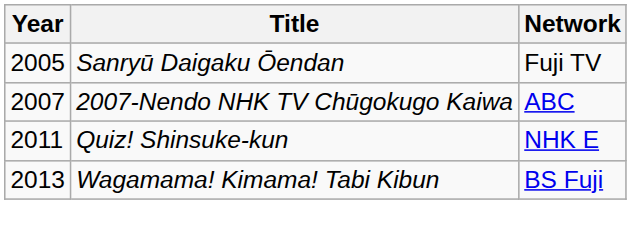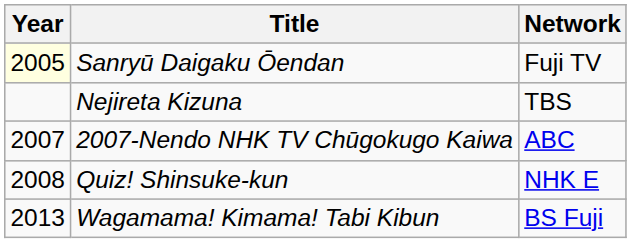(38, 62) no background -> (38, 62) lightyellow background
+ row: (159, 101)
(37, 140) 2011 -> (38, 179) 2008
